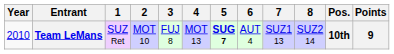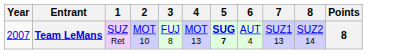- column: (339, 13)
(18, 35) 2010 -> (18, 35) 2007
(371, 35) 9 -> (344, 35) 8
